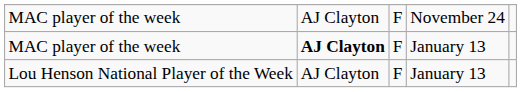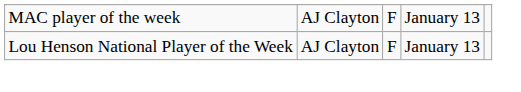- row: (94, 18)
(343, 45) bold -> (340, 18) normal
